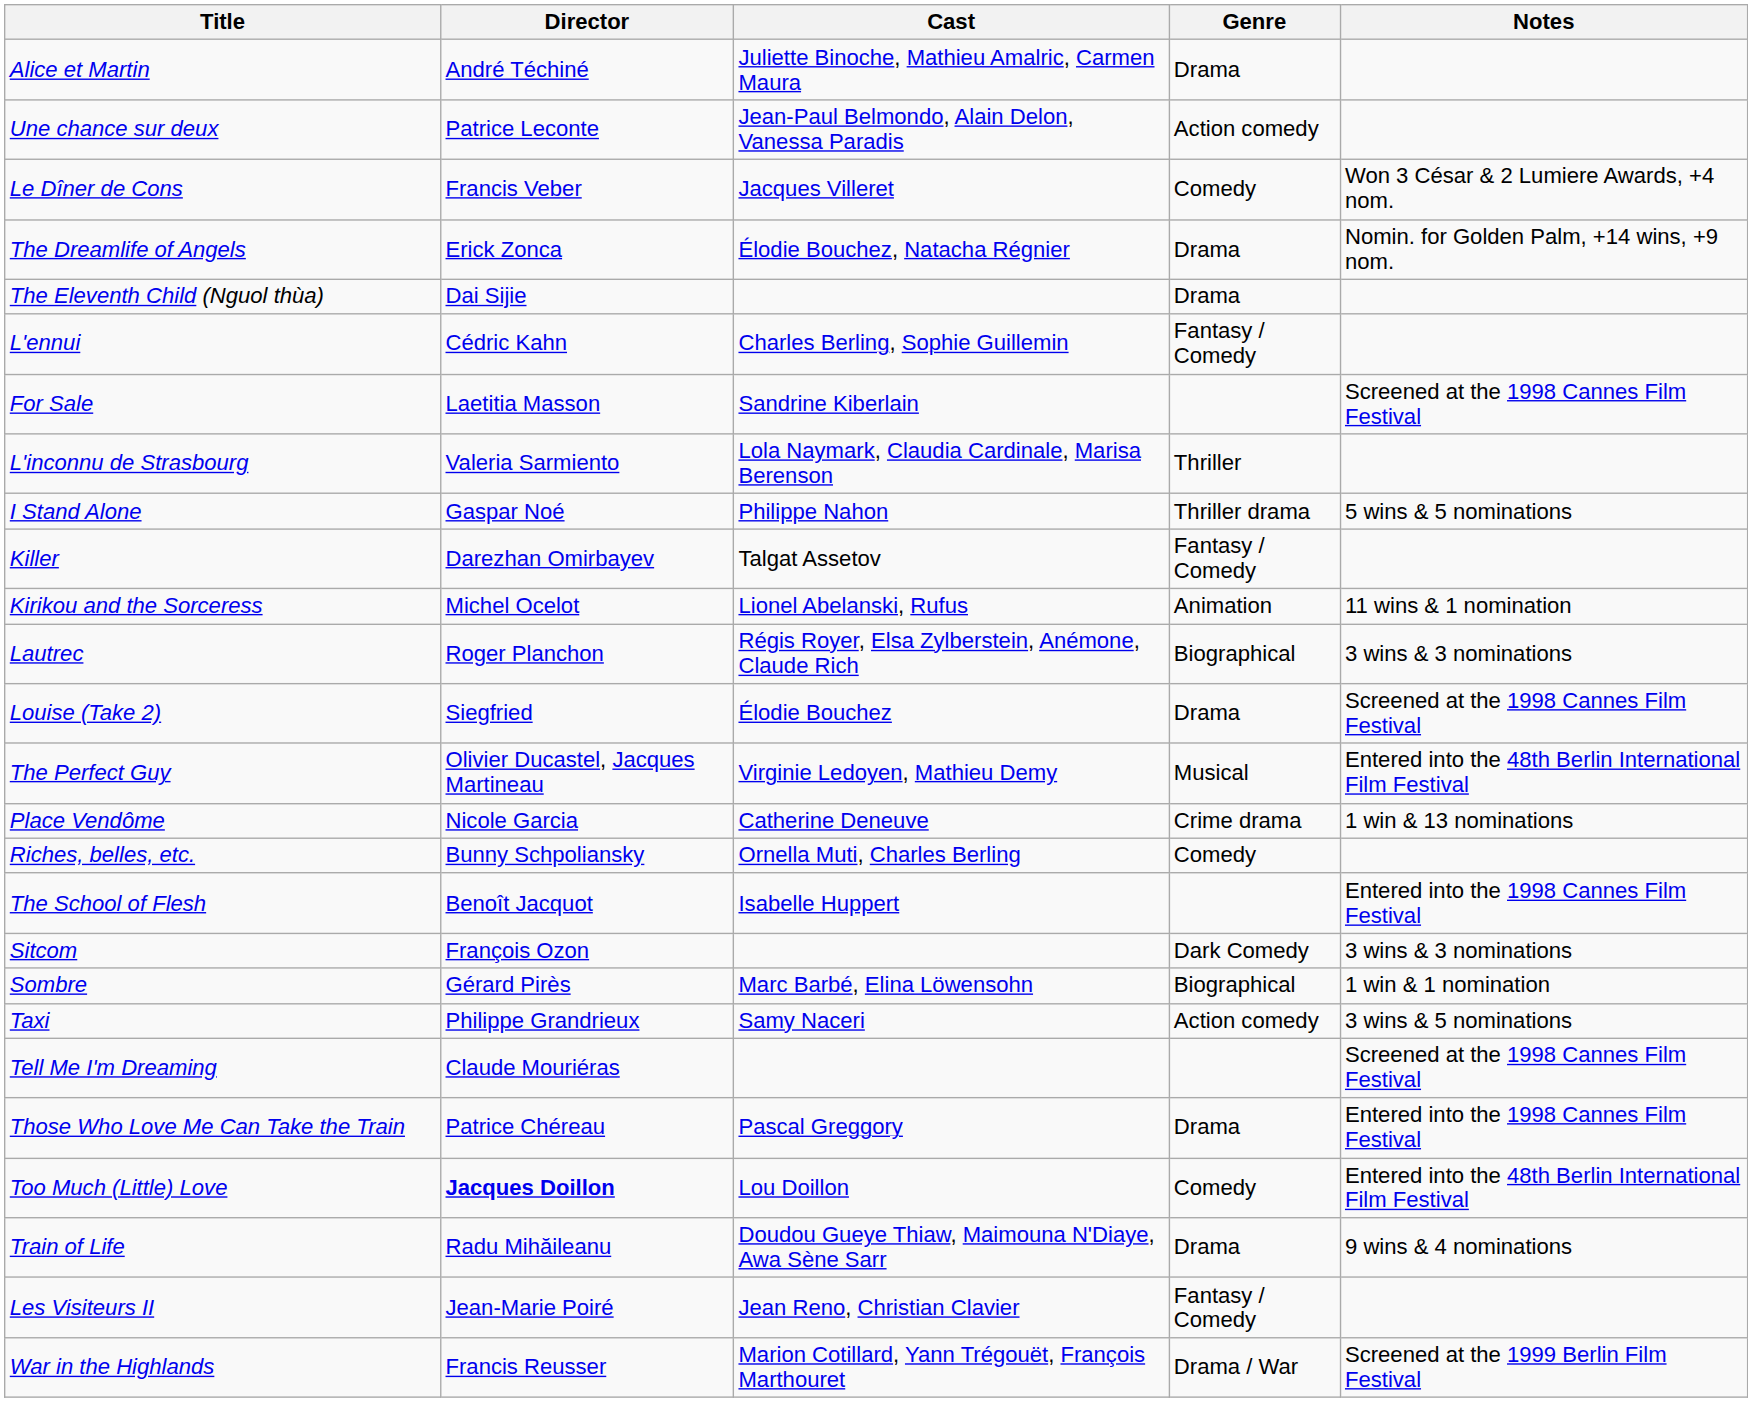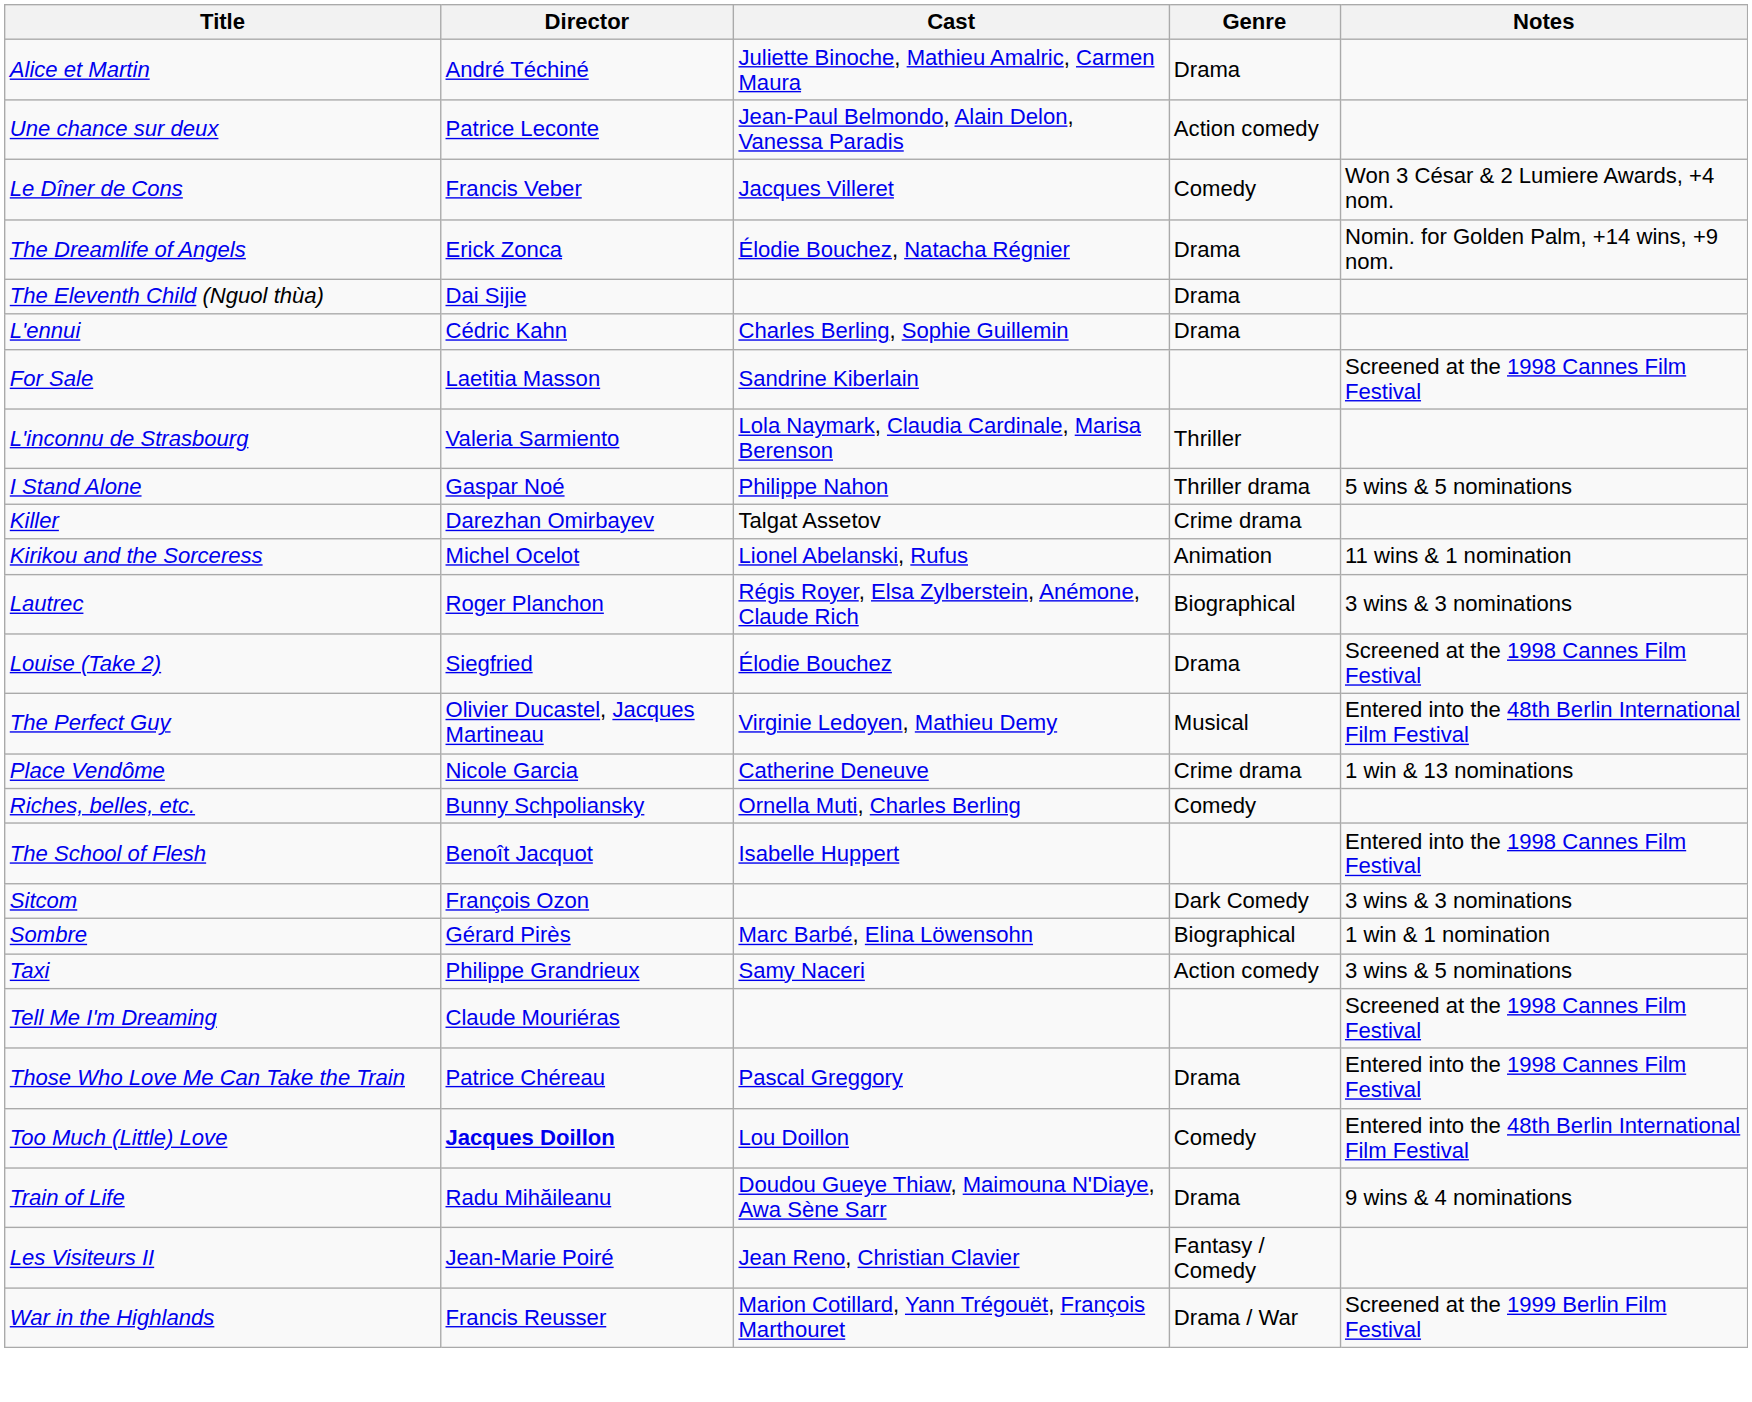(1219, 343) Fantasy / Comedy -> (1207, 331) Drama
(1219, 558) Fantasy / Comedy -> (1238, 521) Crime drama
